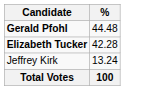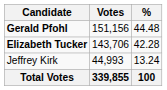+ column: (111, 12)
